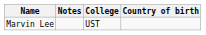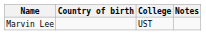columns swapped: (161, 11) <-> (70, 11)
